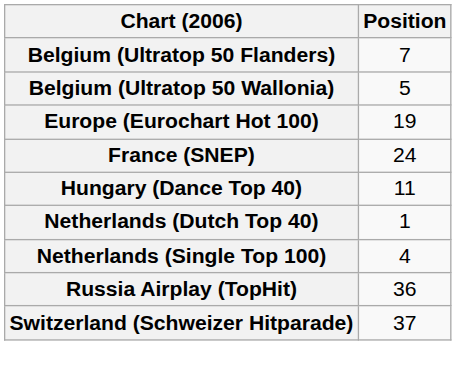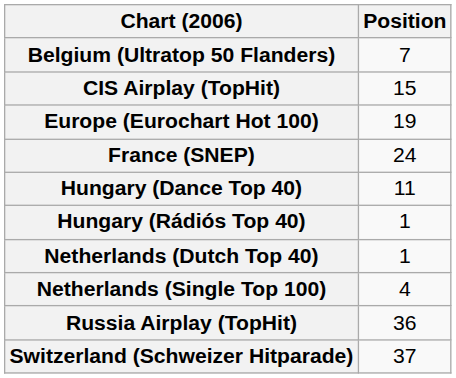- row: (181, 88)
+ row: (181, 88)
+ row: (181, 222)
